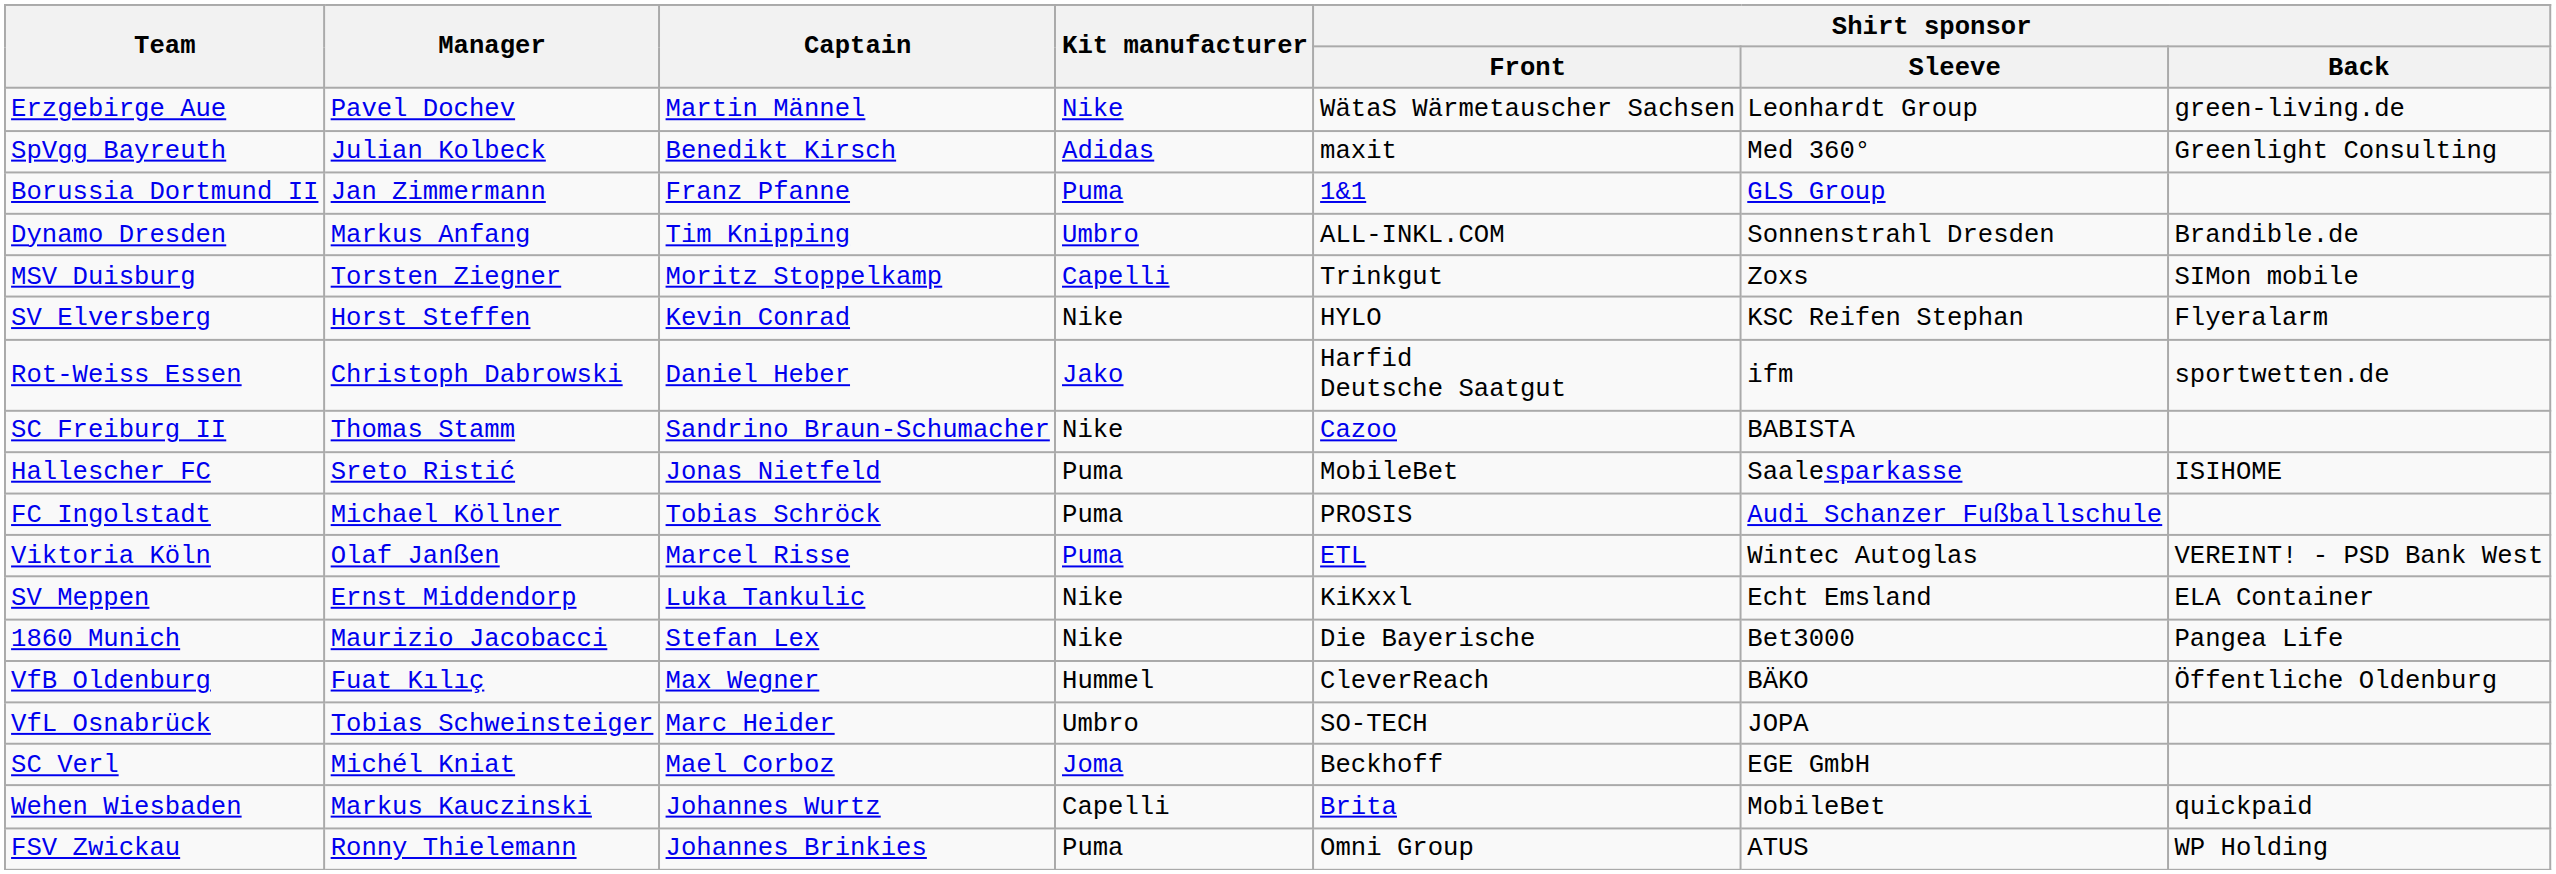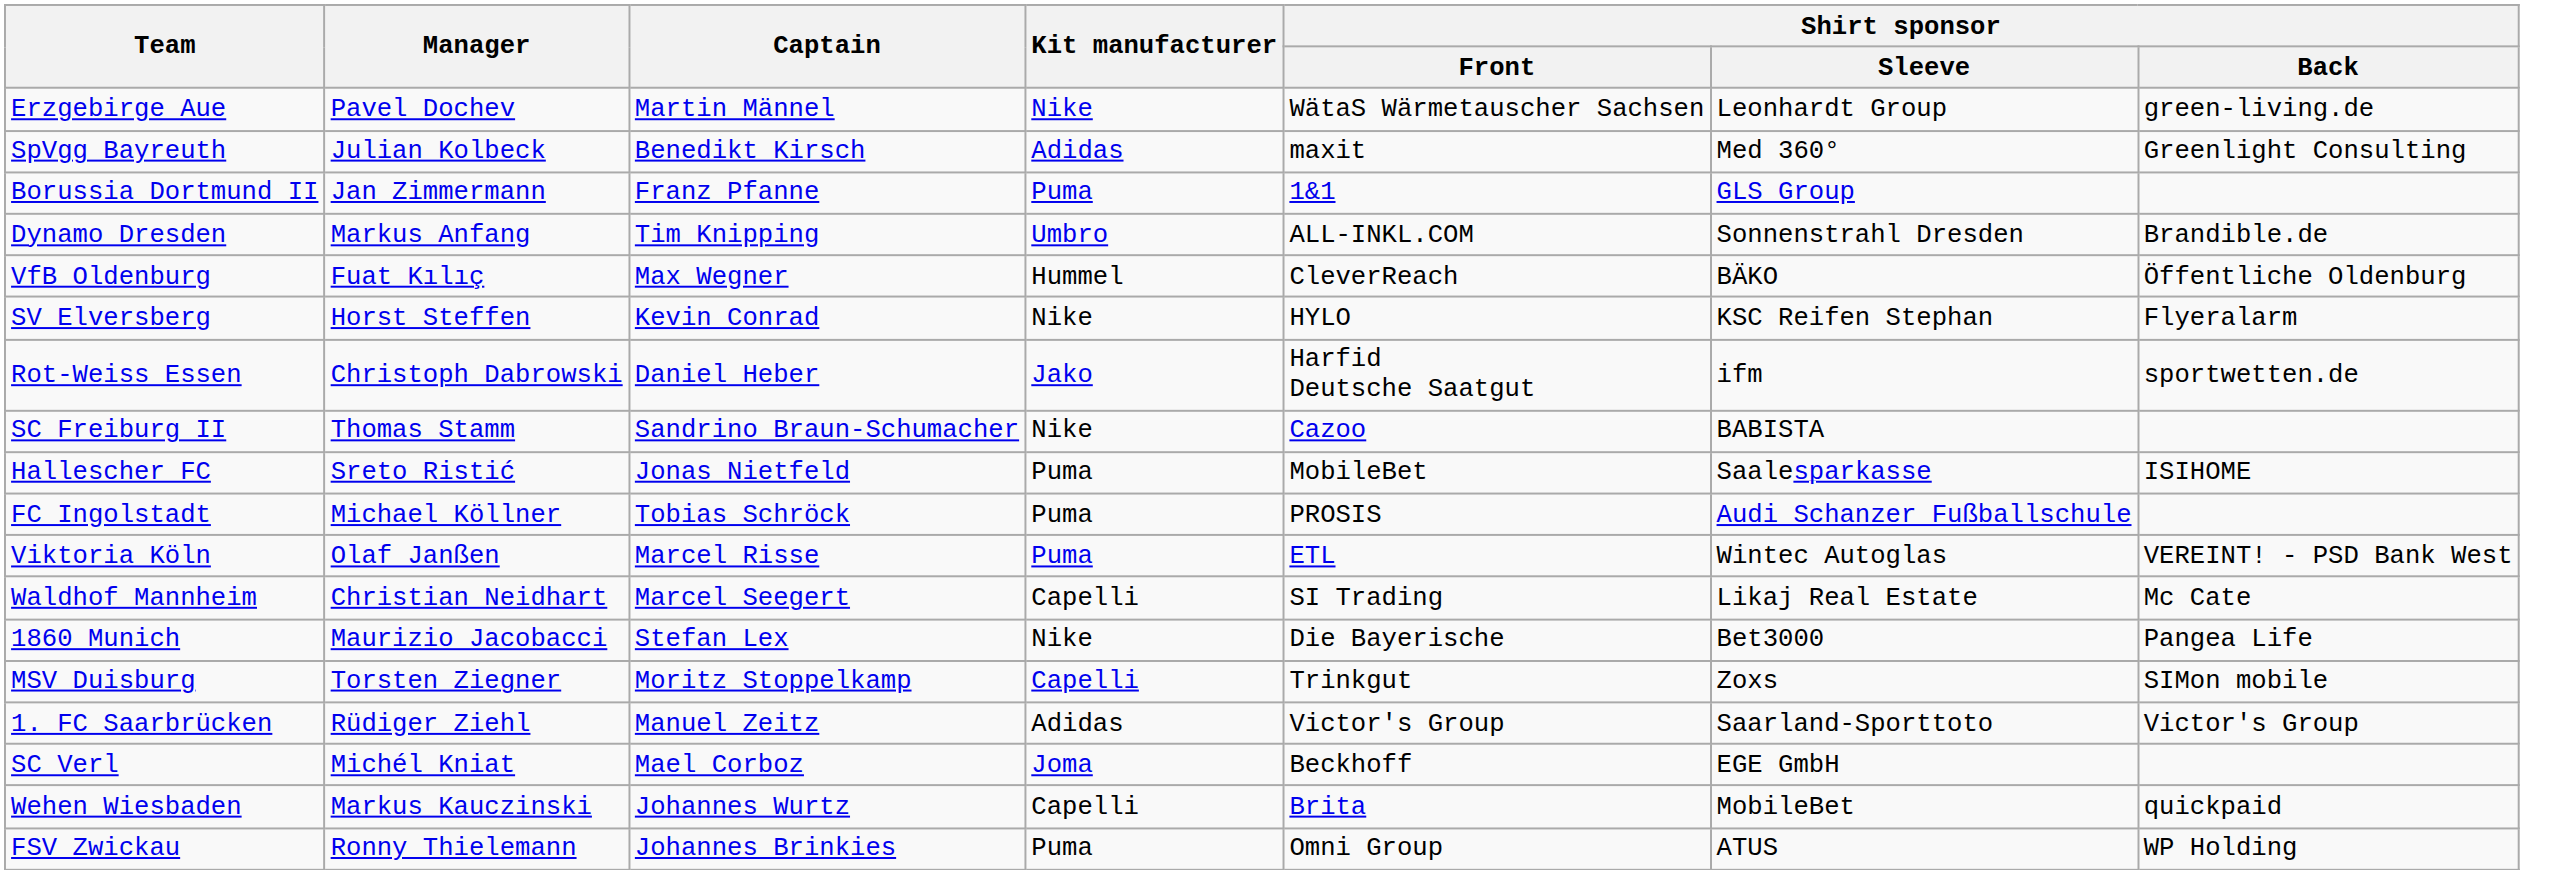rows swapped: (103, 276) <-> (111, 681)
+ row: (134, 598)
- row: (80, 598)
- row: (111, 723)
+ row: (142, 723)
